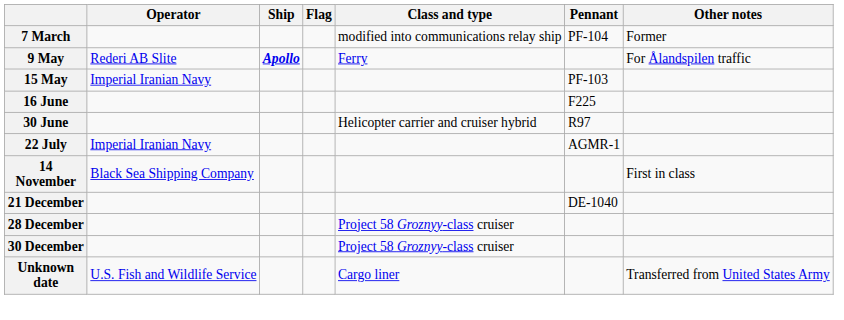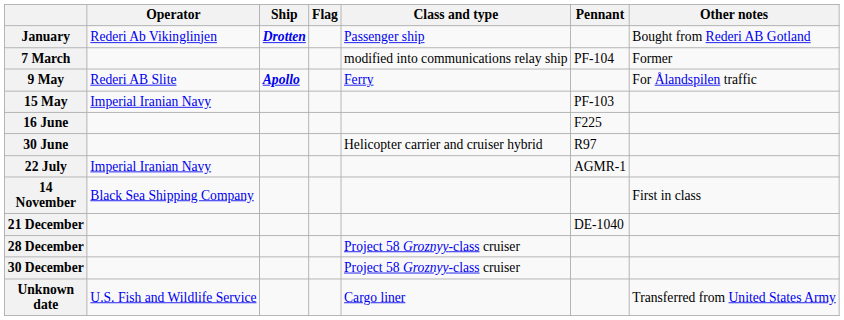+ row: (46, 36)
